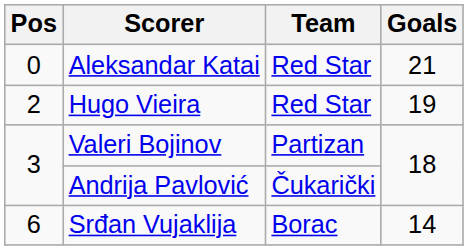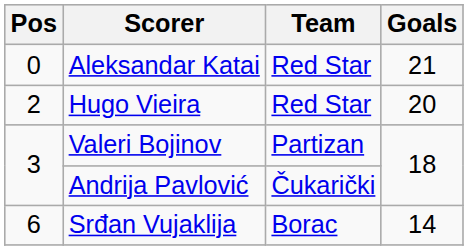(422, 104) 19 -> (422, 104) 20
